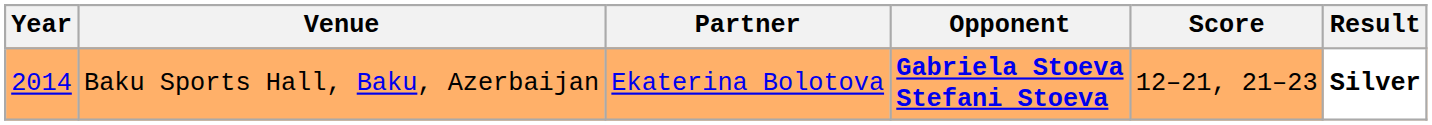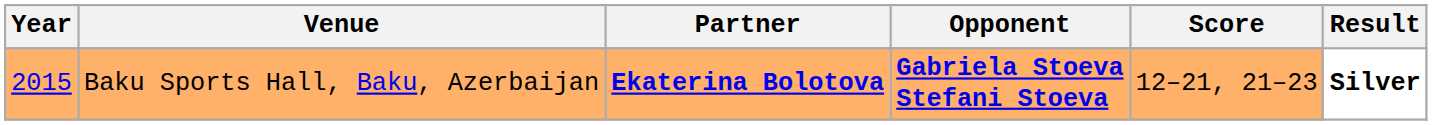(41, 84) 2014 -> (41, 84) 2015
(748, 84) normal -> (748, 84) bold
